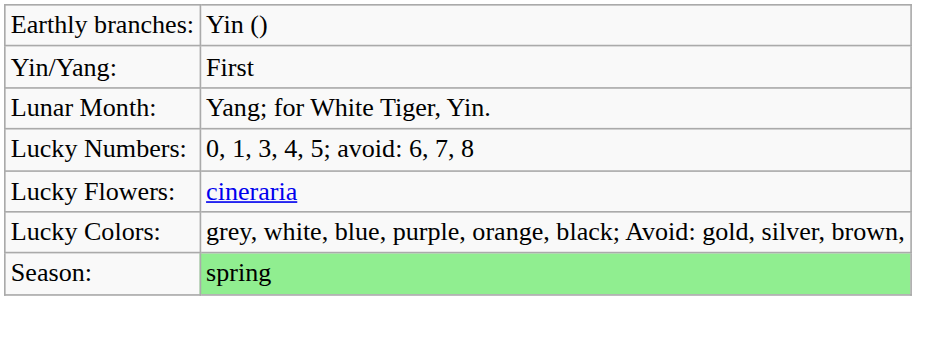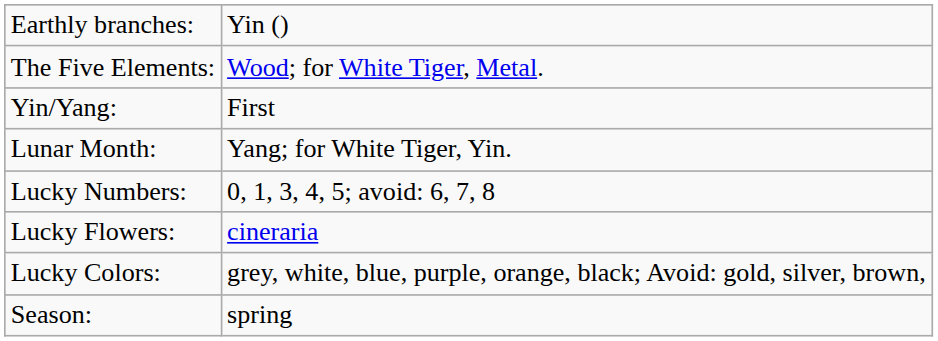+ row: (113, 66)
(239, 273) lightgreen background -> (260, 314) no background
